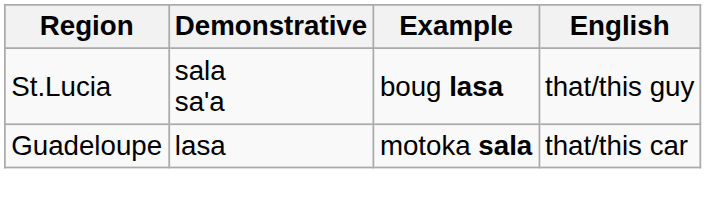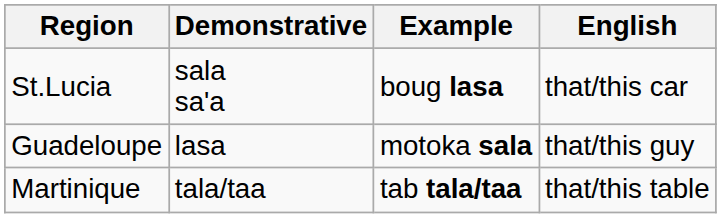(620, 85) that/this guy -> (617, 85) that/this car
(617, 145) that/this car -> (620, 145) that/this guy
+ row: (76, 189)
